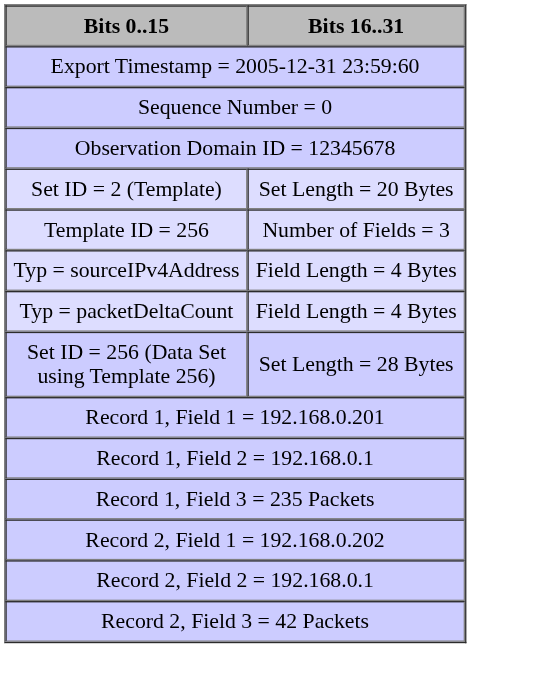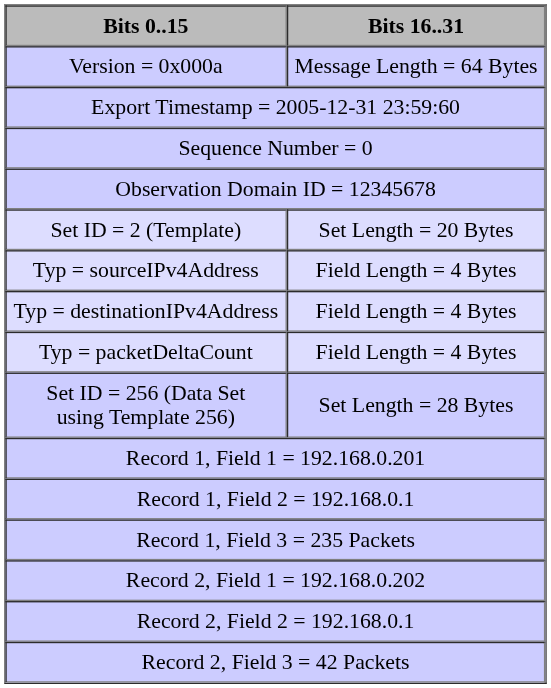+ row: (146, 66)
- row: (126, 229)
+ row: (146, 311)
